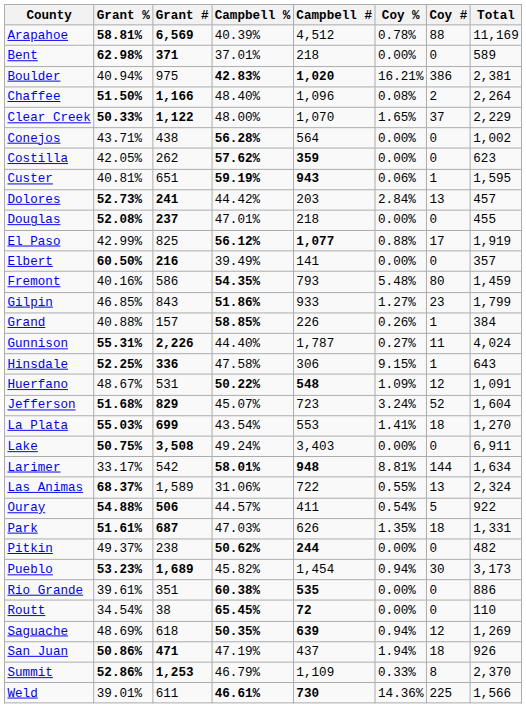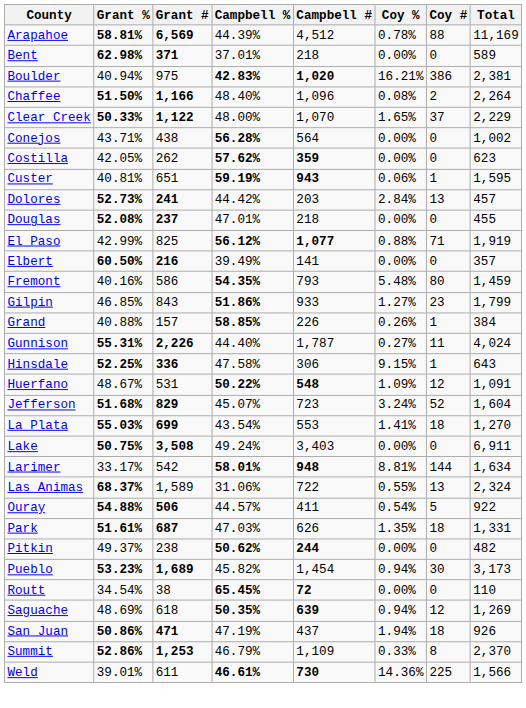(237, 35) 40.39% -> (237, 35) 44.39%
(437, 241) 17 -> (437, 241) 71
- row: (45, 590)
